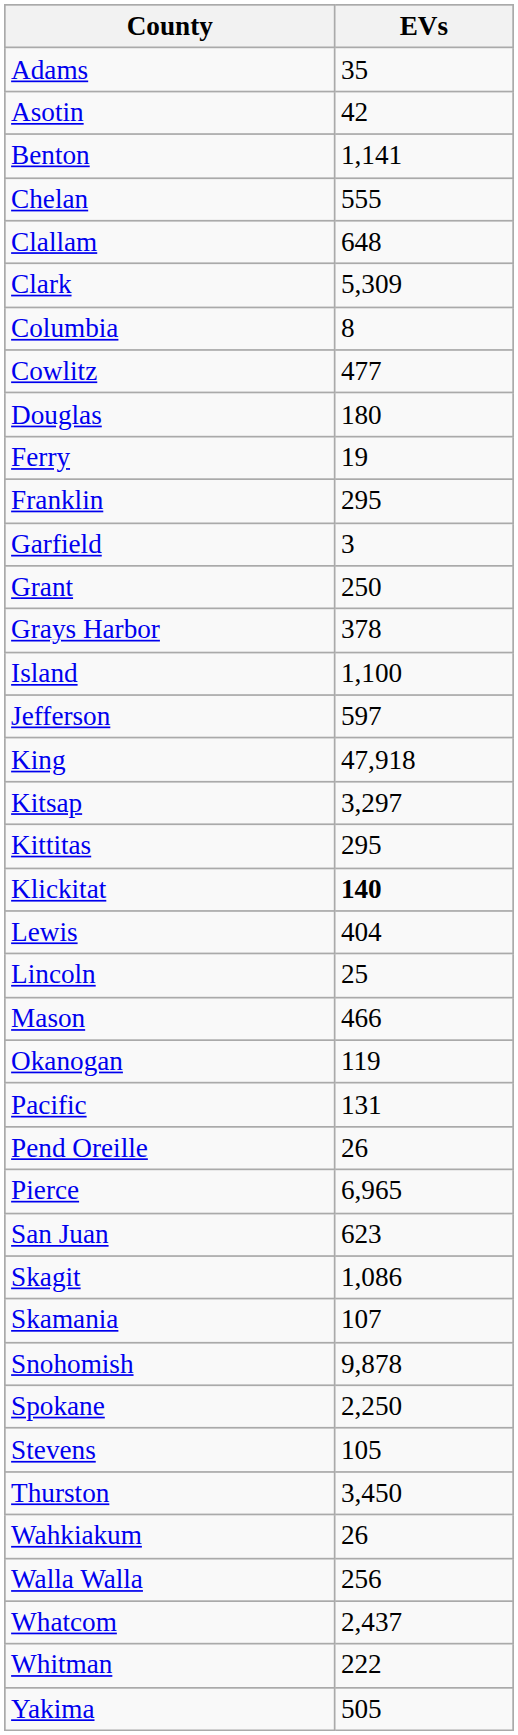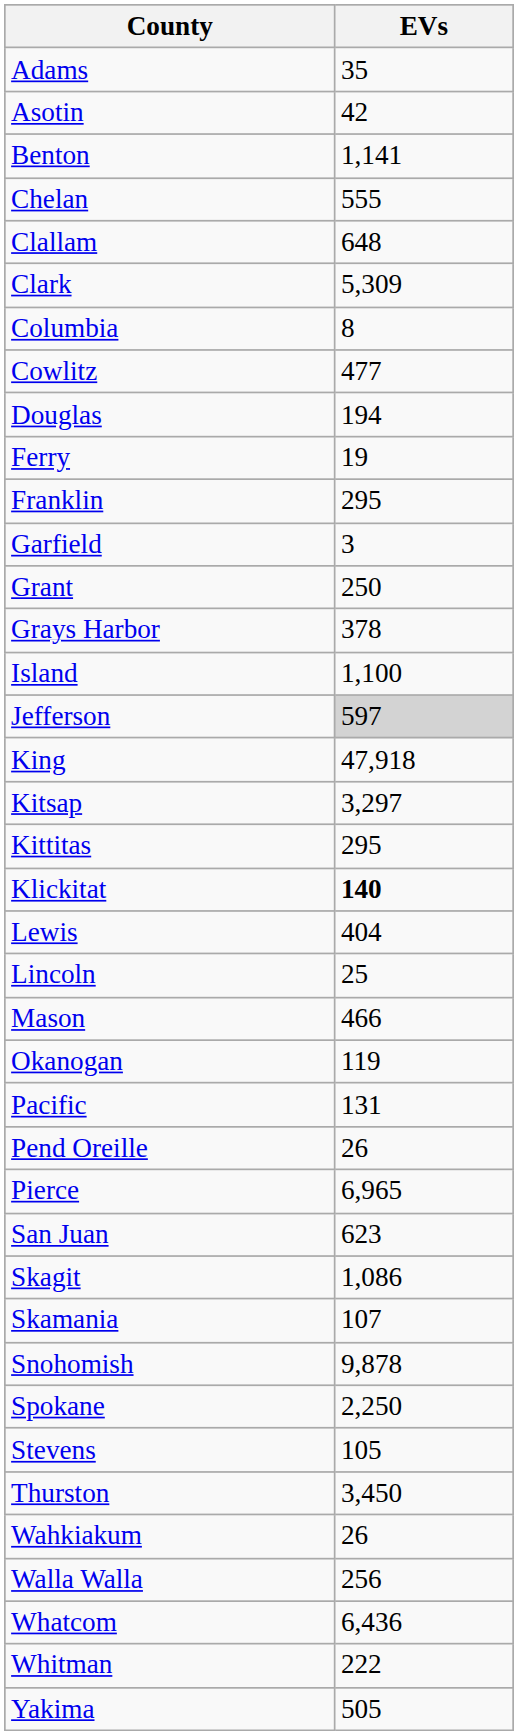(361, 414) 180 -> (361, 414) 194
(361, 716) no background -> (361, 716) lightgrey background
(371, 1622) 2,437 -> (371, 1622) 6,436
